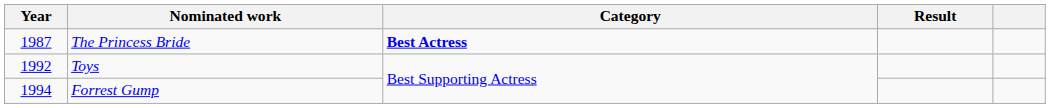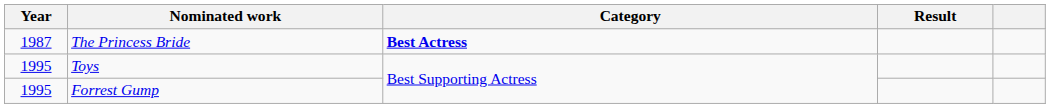(36, 66) 1992 -> (36, 66) 1995
(36, 90) 1994 -> (36, 90) 1995
